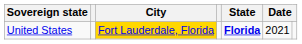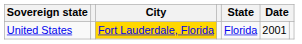(242, 30) bold -> (241, 30) normal
(277, 30) 2021 -> (274, 30) 2001
